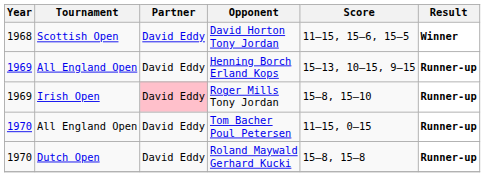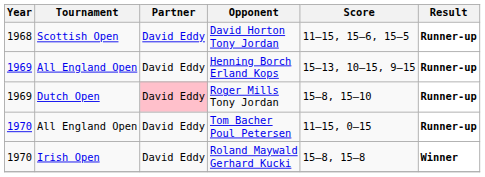(439, 37) Winner -> (449, 37) Runner-up
(68, 97) Irish Open -> (68, 97) Dutch Open
(68, 156) Dutch Open -> (68, 156) Irish Open
(449, 156) Runner-up -> (439, 156) Winner
